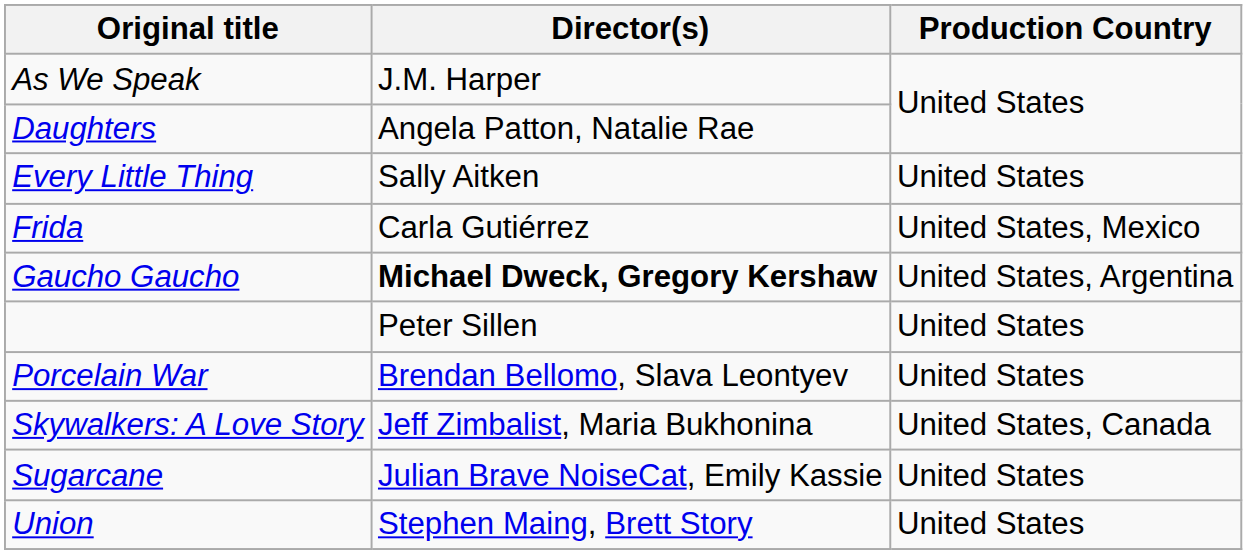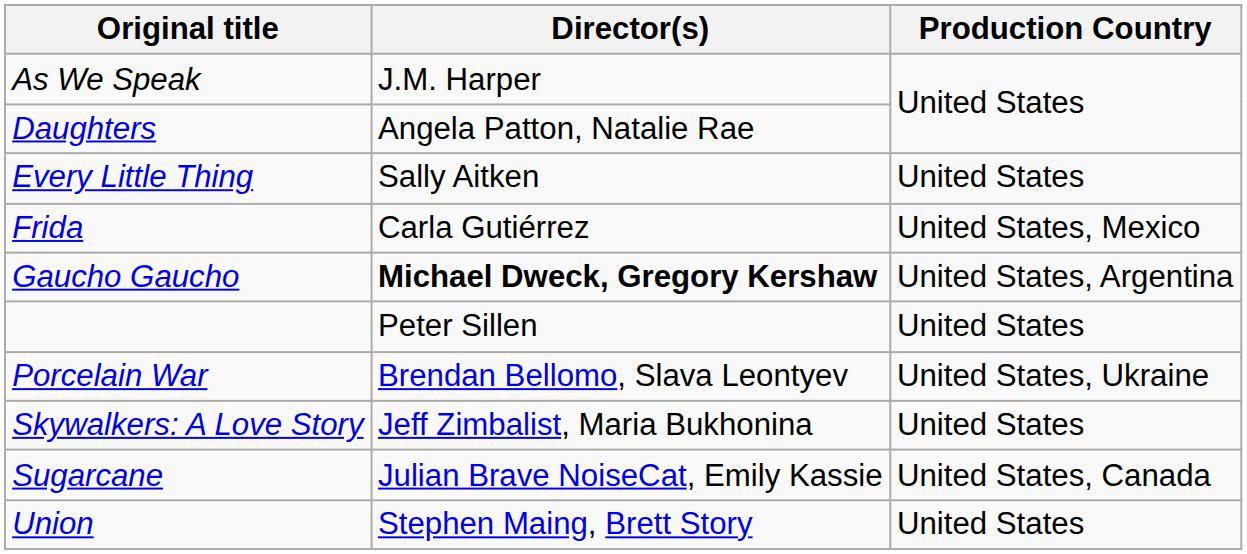(991, 375) United States -> (1053, 375) United States, Ukraine
(1054, 425) United States, Canada -> (991, 425) United States
(991, 474) United States -> (1054, 474) United States, Canada
